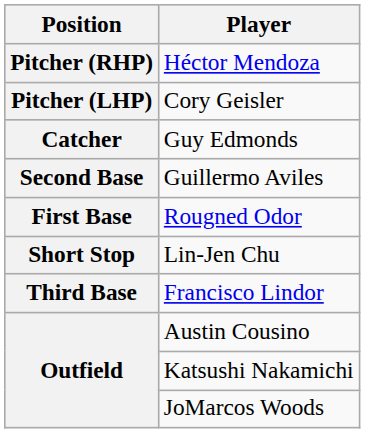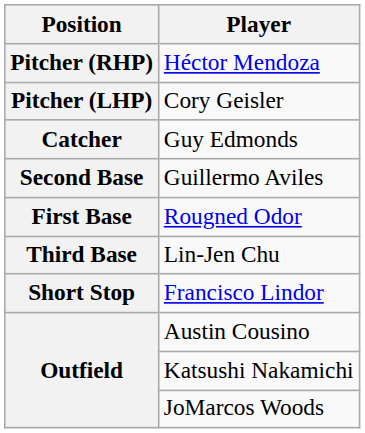(82, 254) Short Stop -> (82, 254) Third Base
(82, 293) Third Base -> (82, 293) Short Stop
